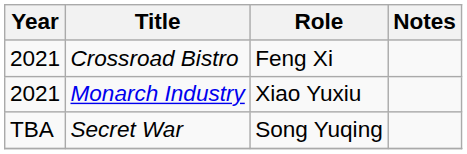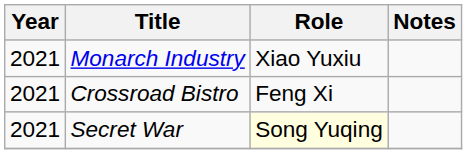rows swapped: (158, 93) <-> (154, 58)
(32, 129) TBA -> (35, 129) 2021
(319, 129) no background -> (319, 129) lightyellow background
